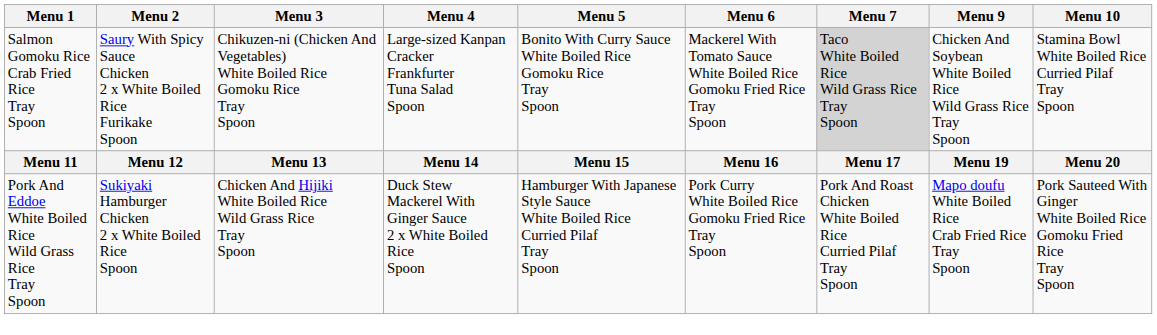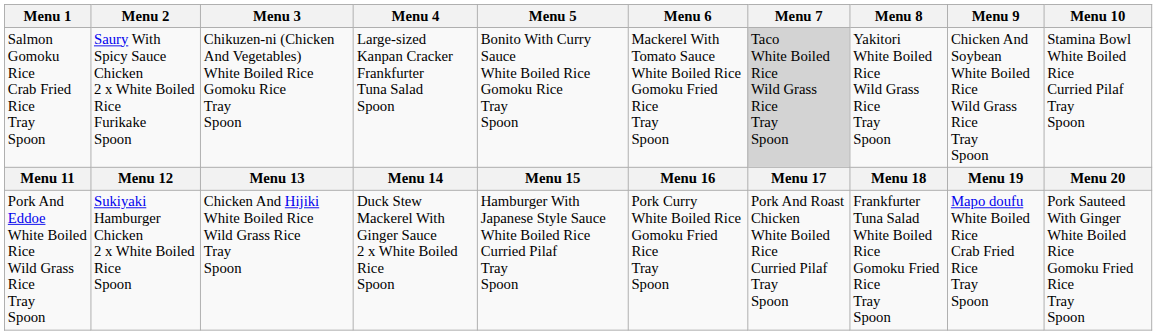+ column: (899, 16)
